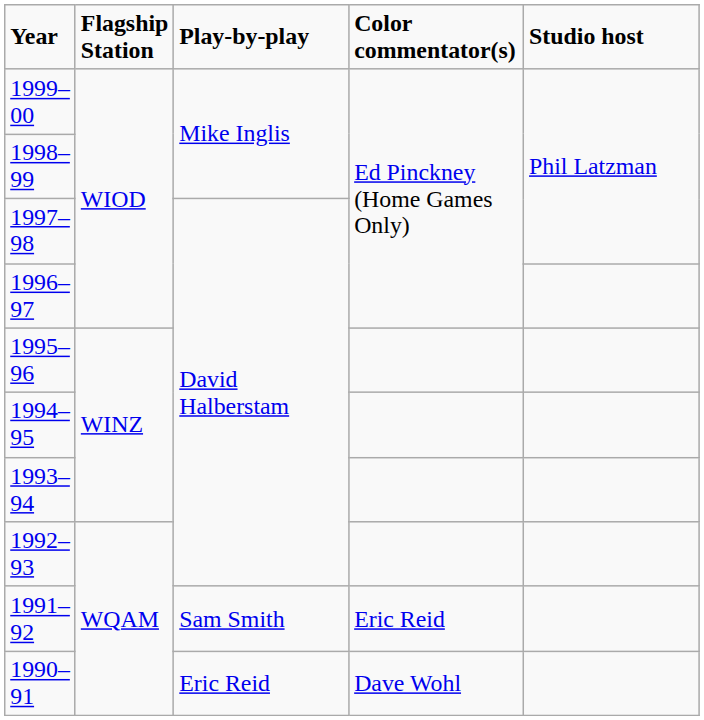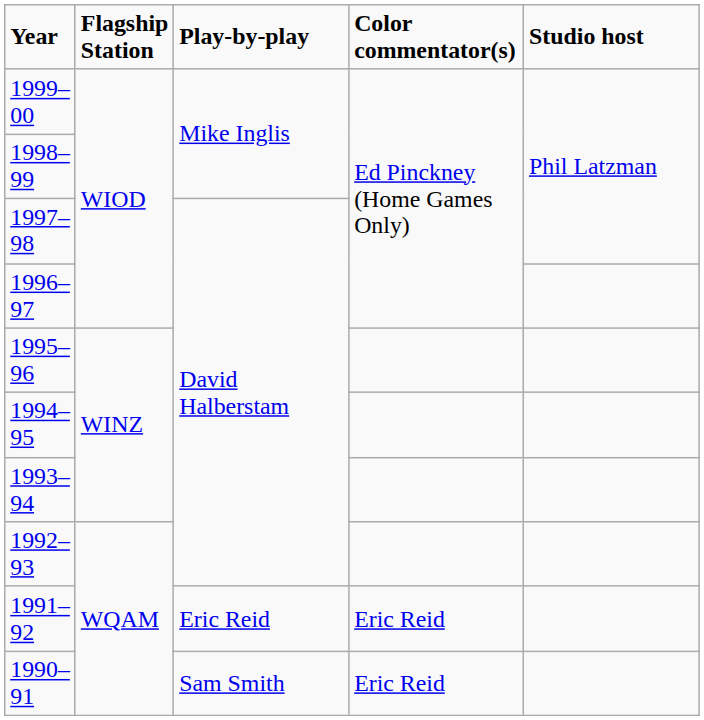(232, 618) Sam Smith -> (225, 618) Eric Reid
(225, 683) Eric Reid -> (232, 683) Sam Smith
(408, 683) Dave Wohl -> (400, 683) Eric Reid
